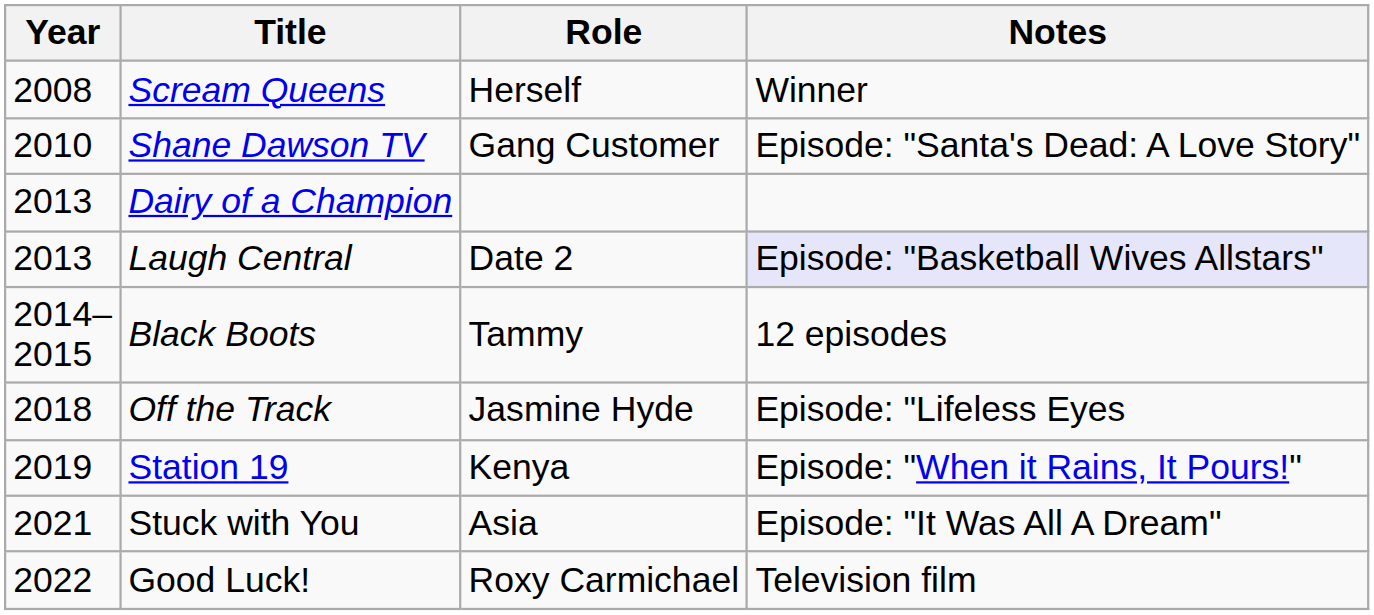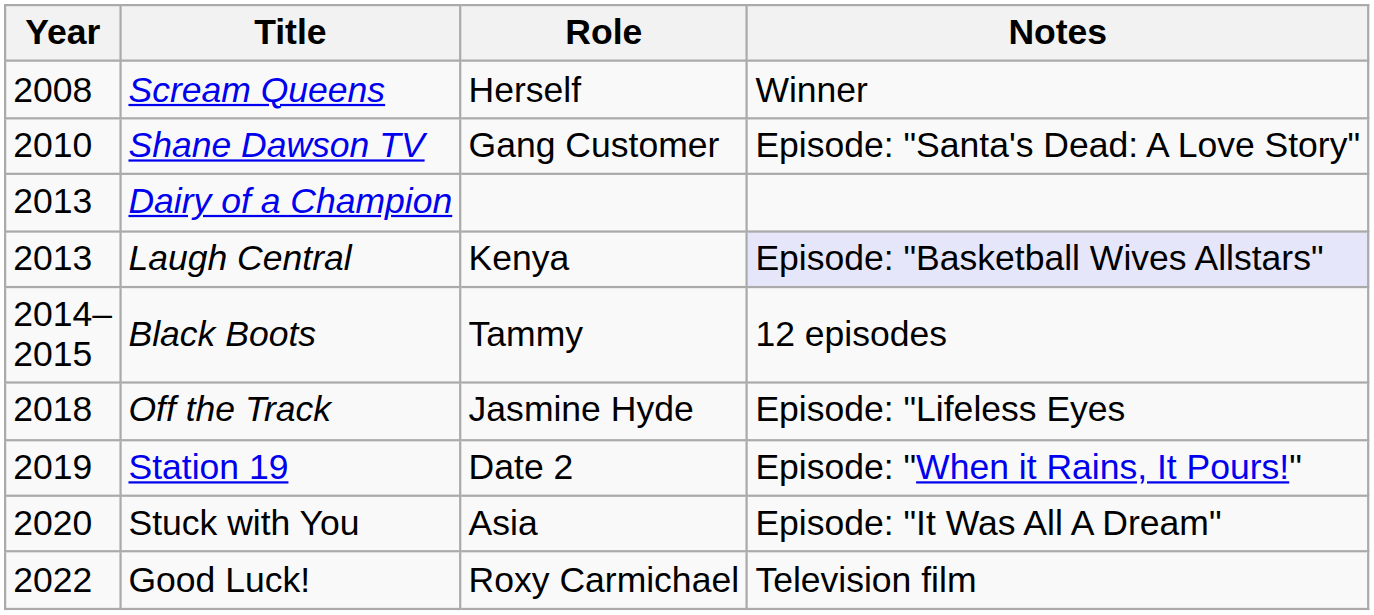(521, 257) Date 2 -> (519, 257) Kenya
(519, 466) Kenya -> (521, 466) Date 2
(53, 523) 2021 -> (53, 523) 2020
